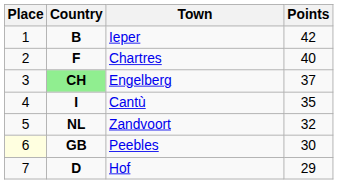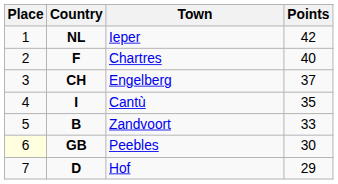(76, 37) B -> (76, 37) NL
(76, 80) lightgreen background -> (76, 80) no background
(76, 124) NL -> (76, 124) B
(308, 124) 32 -> (308, 124) 33
